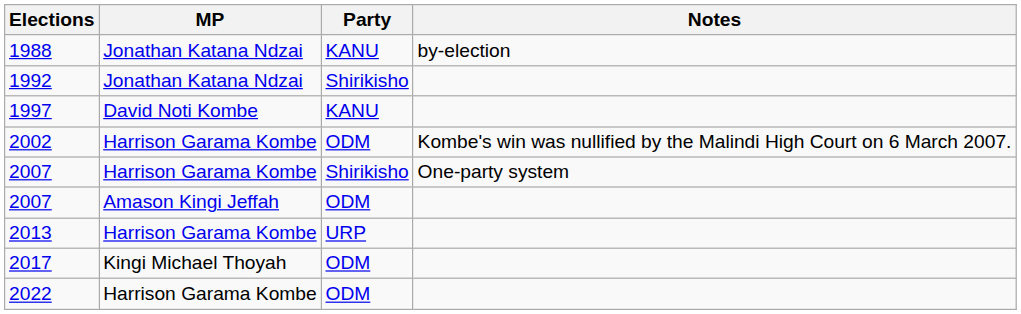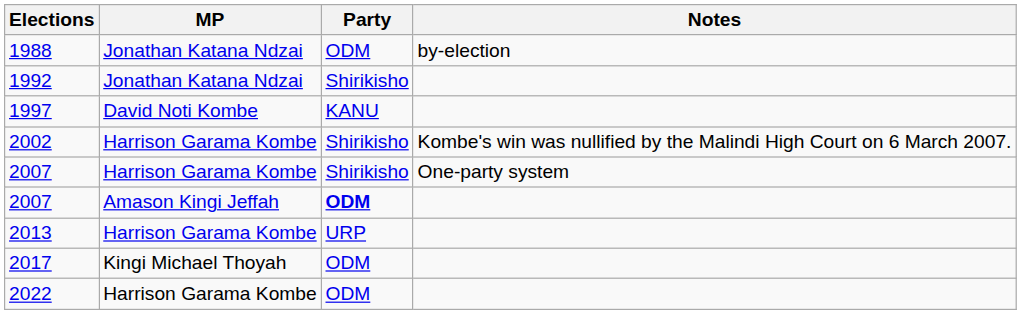(352, 50) KANU -> (348, 50) ODM
(348, 141) ODM -> (367, 141) Shirikisho
(348, 202) normal -> (348, 202) bold
